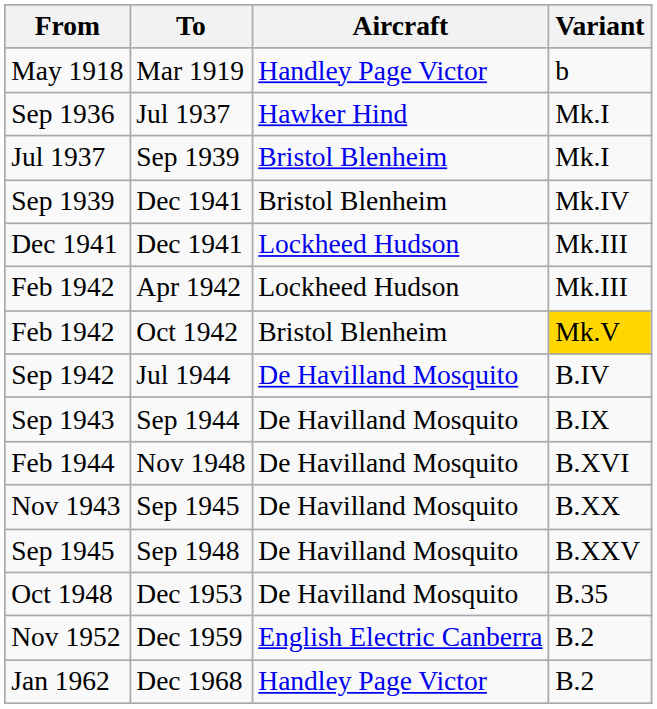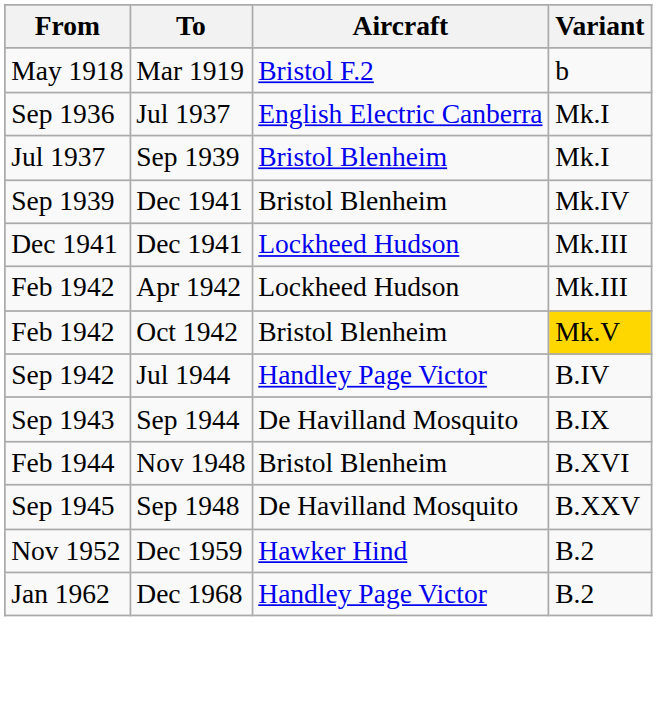(373, 69) Handley Page Victor -> (316, 69) Bristol F.2
(333, 113) Hawker Hind -> (400, 113) English Electric Canberra
(388, 375) De Havilland Mosquito -> (373, 375) Handley Page Victor
(388, 462) De Havilland Mosquito -> (353, 462) Bristol Blenheim
- row: (66, 506)
- row: (62, 593)
(400, 637) English Electric Canberra -> (333, 550) Hawker Hind
